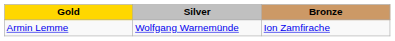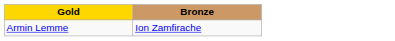- column: (197, 12)
